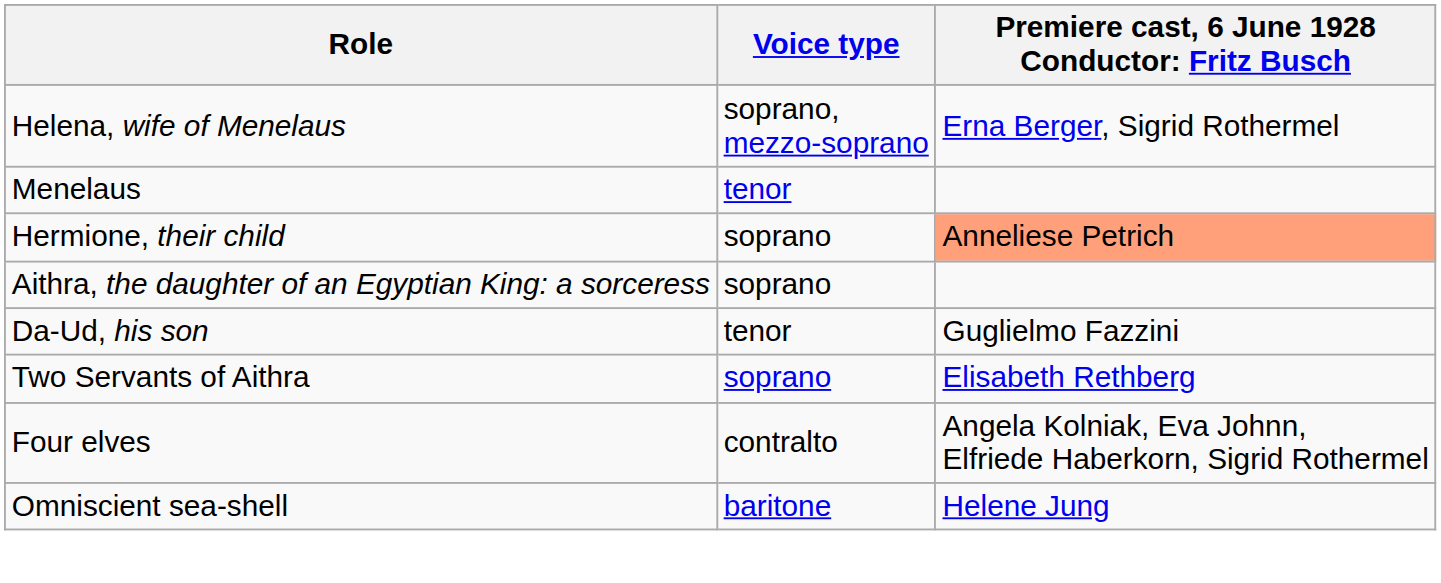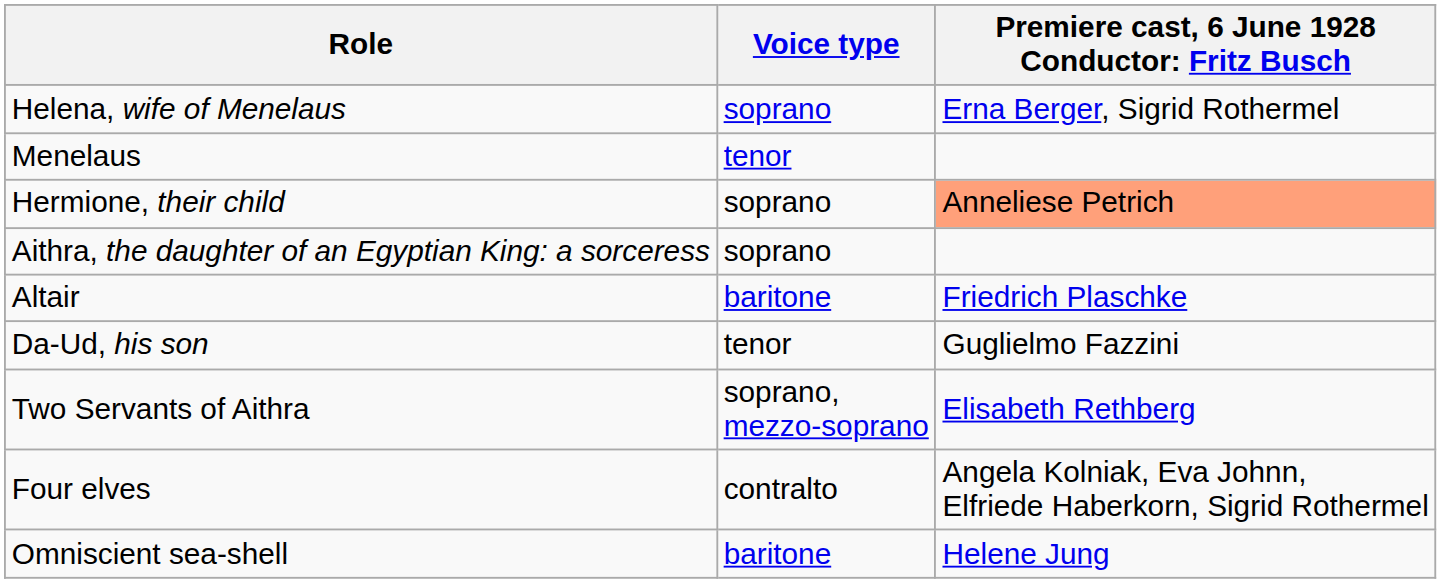(826, 125) soprano, mezzo-soprano -> (777, 108) soprano
+ row: (46, 297)
(777, 378) soprano -> (826, 408) soprano, mezzo-soprano
